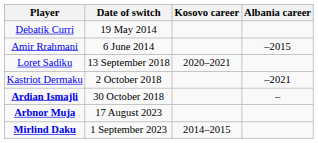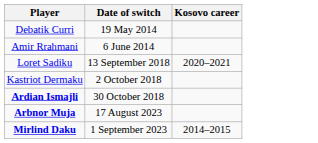- column: (278, 12)
